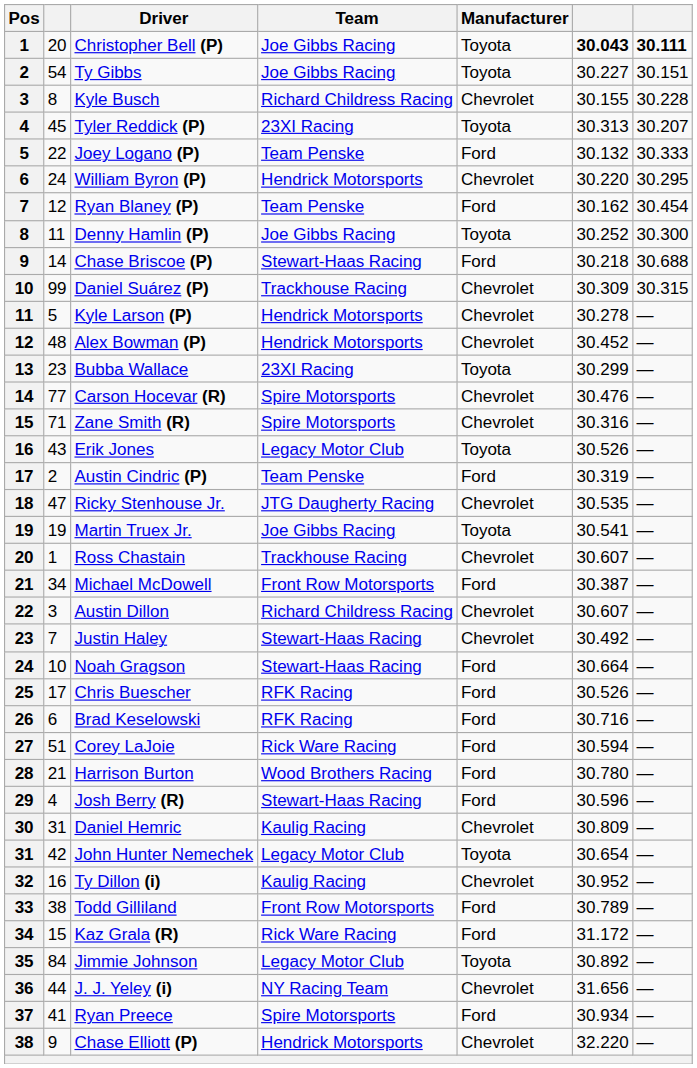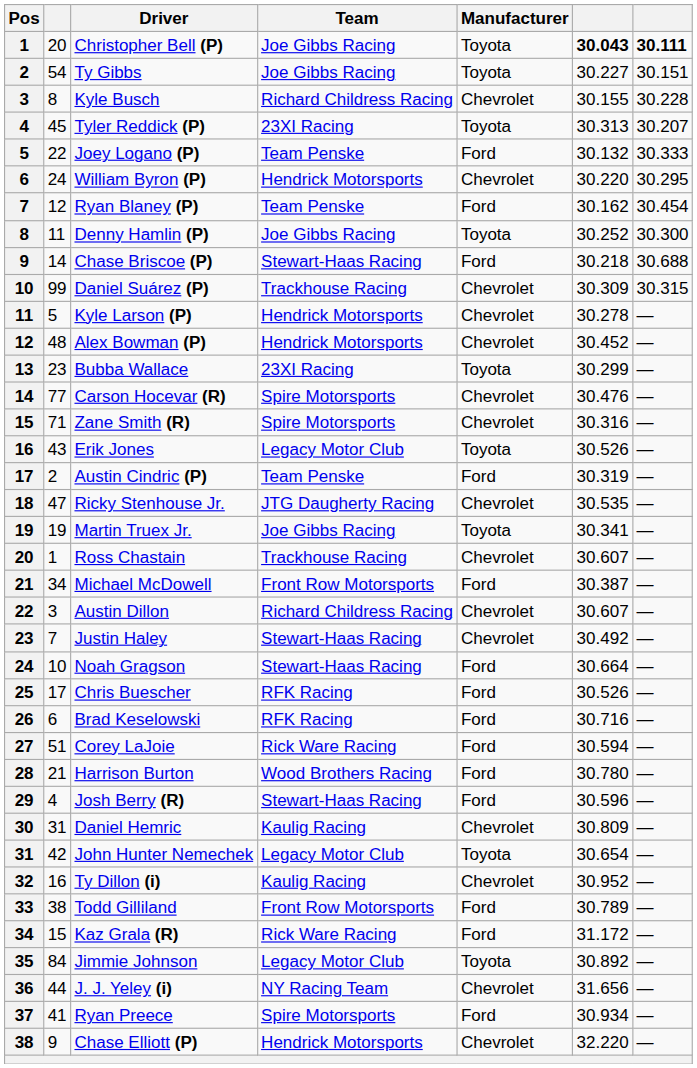(603, 530) 30.541 -> (603, 530) 30.341
